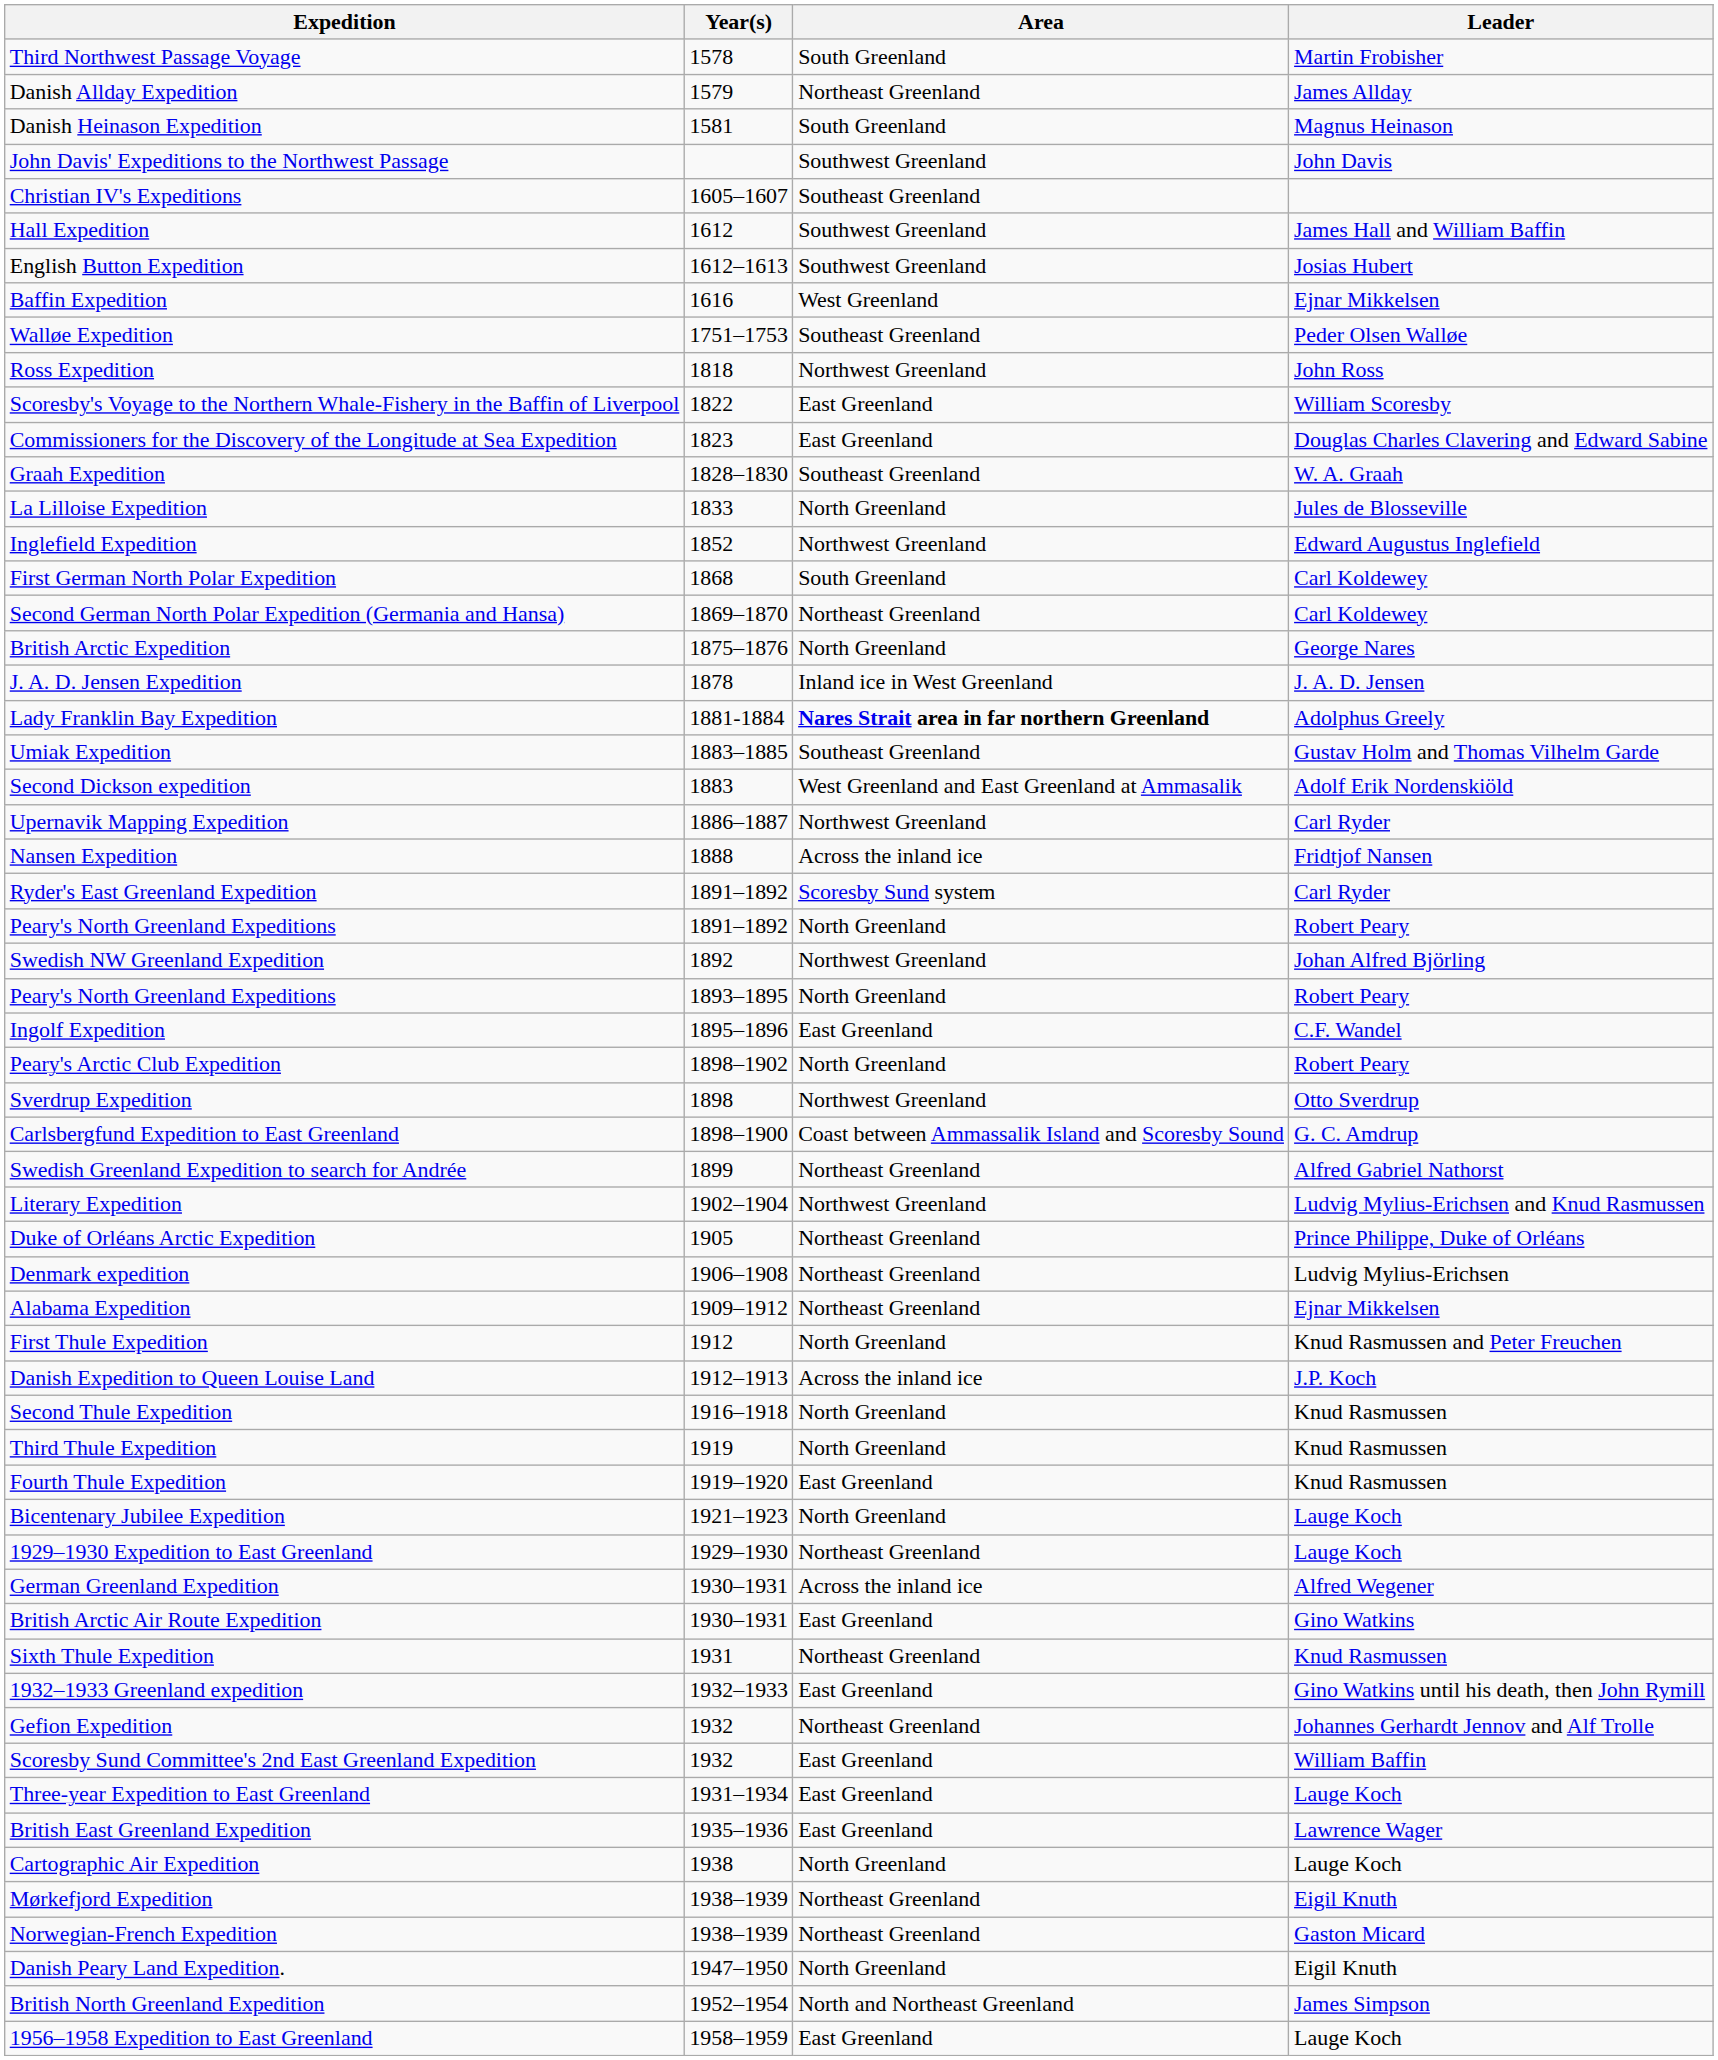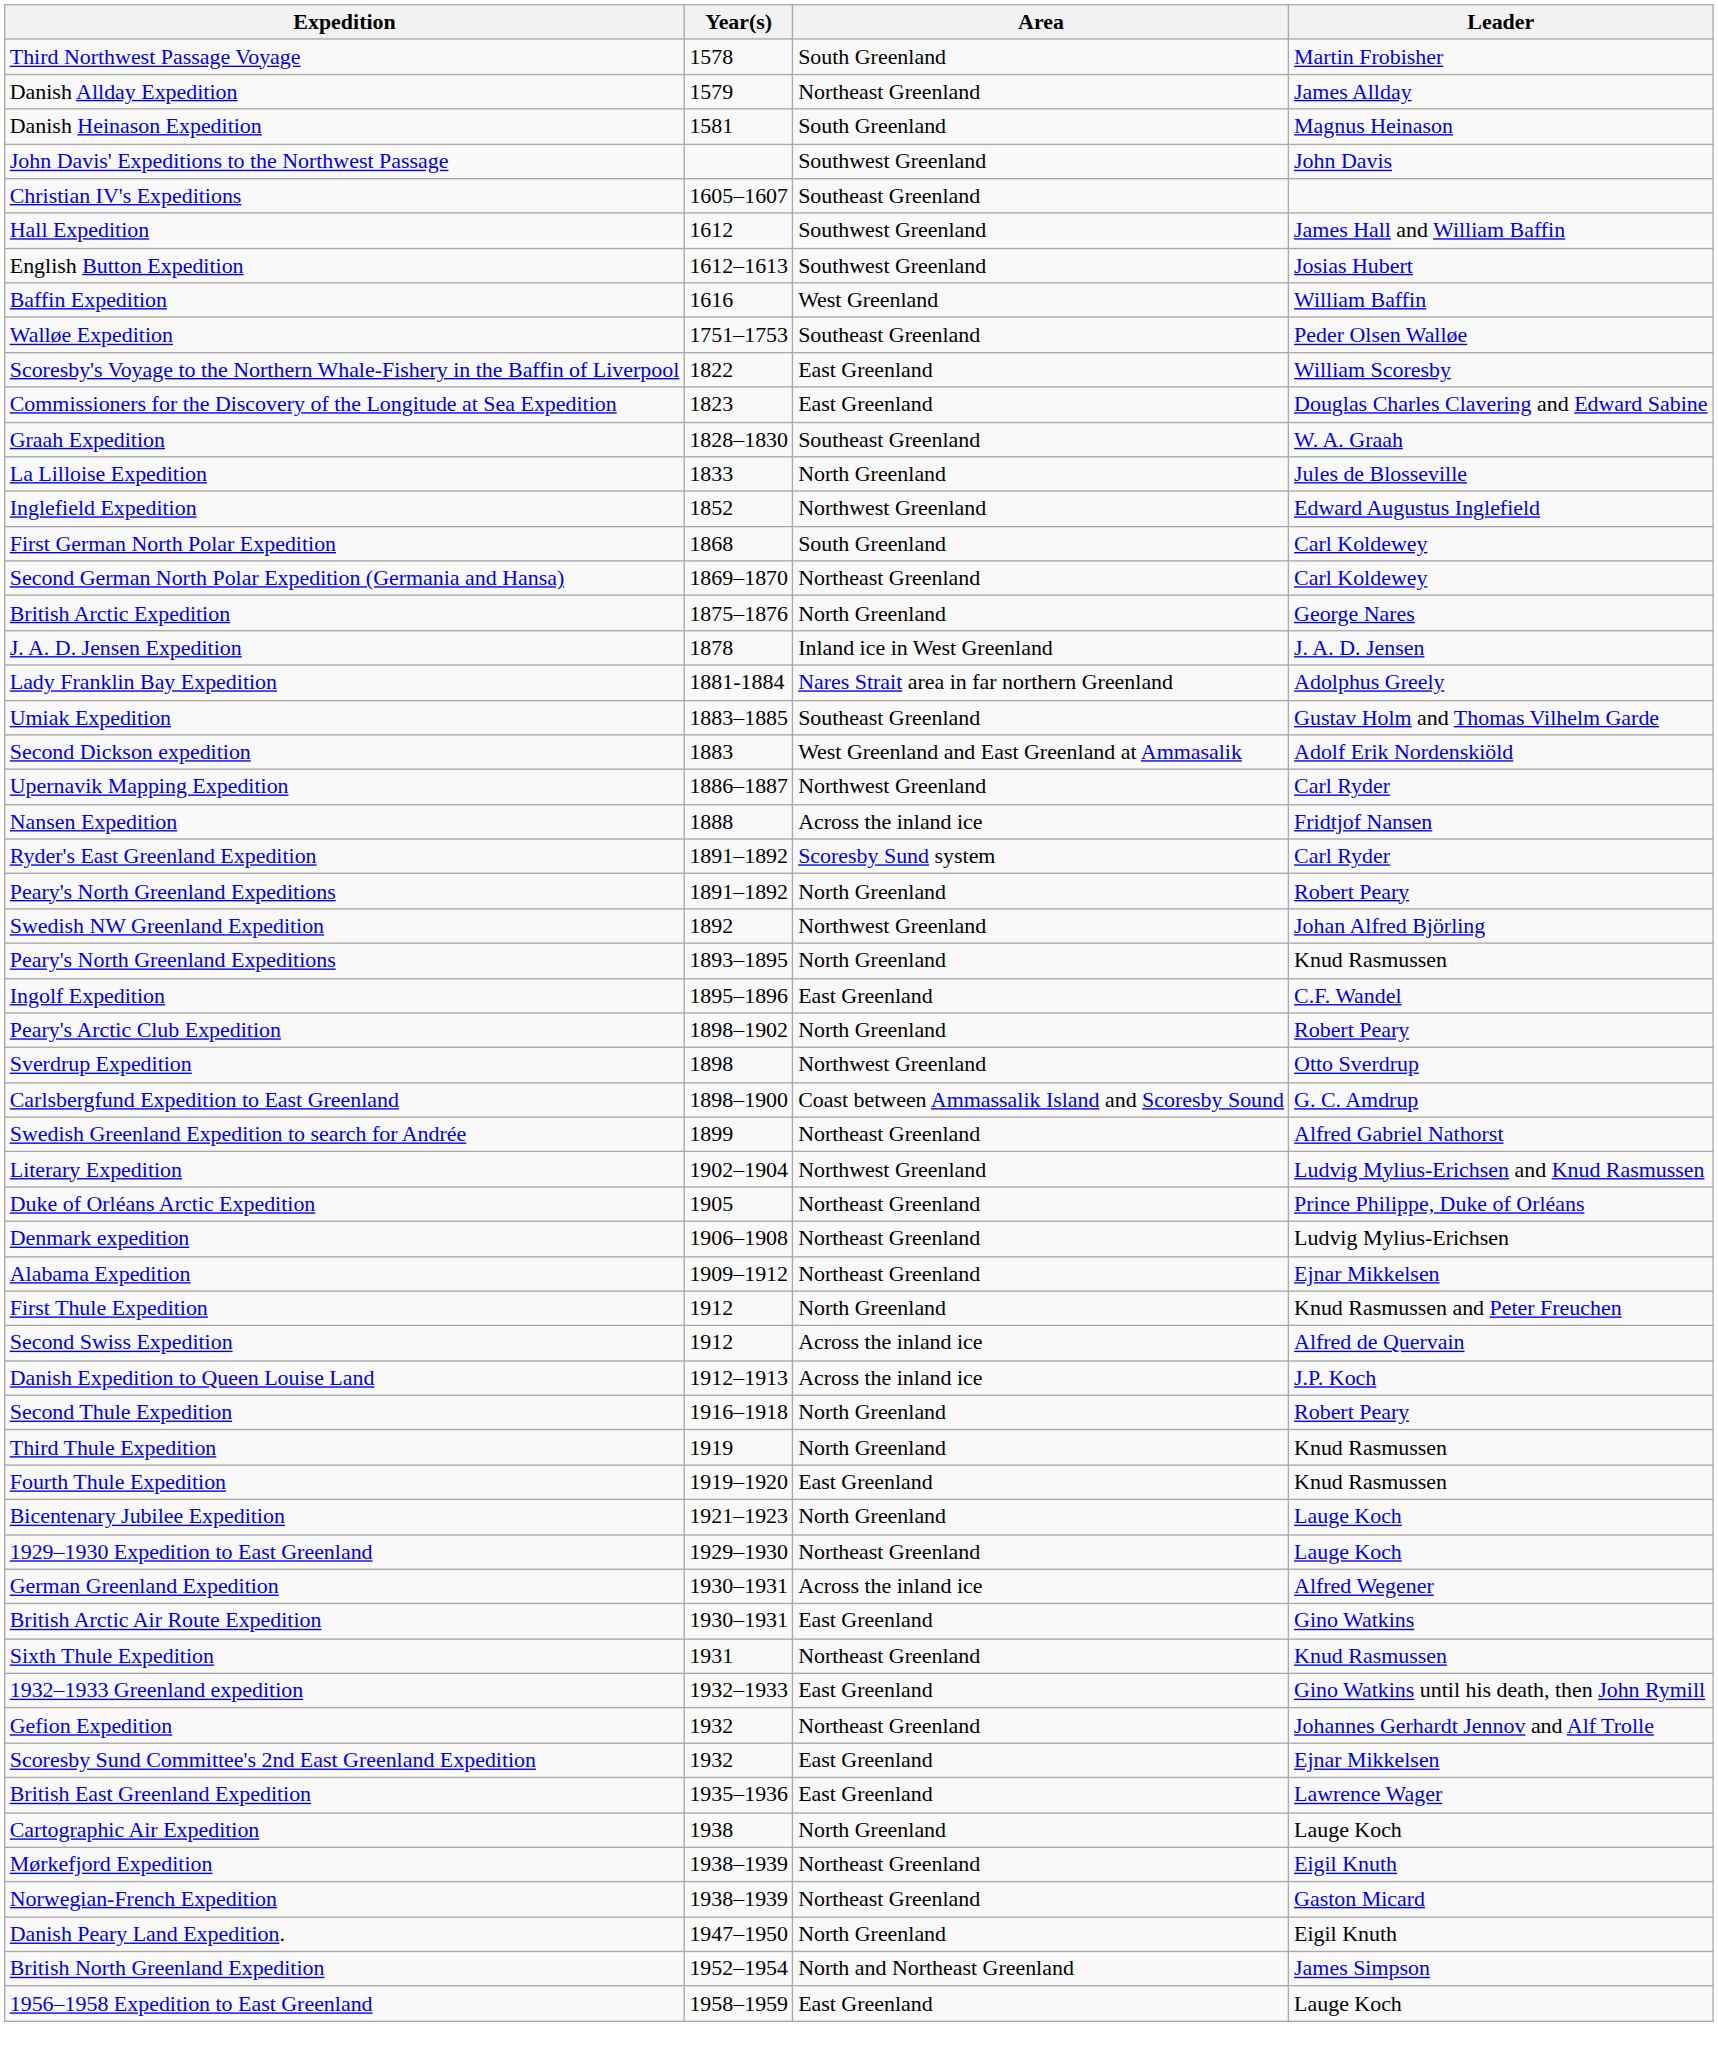(1367, 299) Ejnar Mikkelsen -> (1360, 299) William Baffin
- row: (82, 369)
(1004, 717) bold -> (986, 682) normal
(1352, 995) Robert Peary -> (1371, 960) Knud Rasmussen
+ row: (121, 1342)
(1371, 1412) Knud Rasmussen -> (1352, 1412) Robert Peary
(1360, 1760) William Baffin -> (1367, 1760) Ejnar Mikkelsen
- row: (190, 1794)
